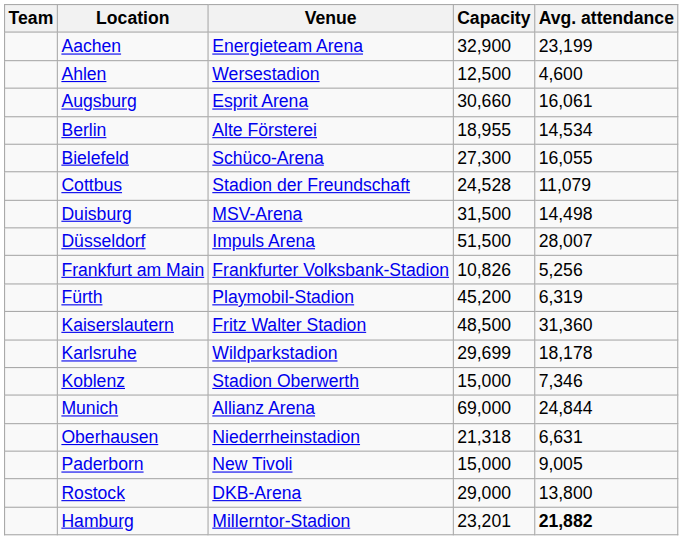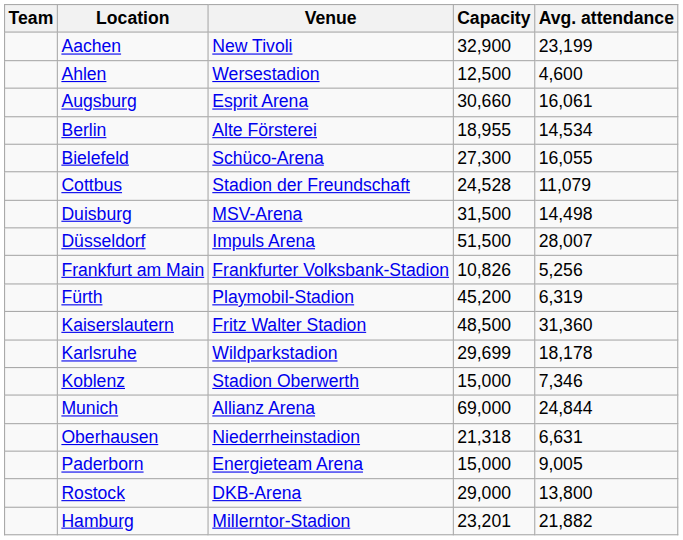(288, 46) Energieteam Arena -> (252, 46) New Tivoli
(252, 465) New Tivoli -> (288, 465) Energieteam Arena
(566, 520) bold -> (566, 520) normal
